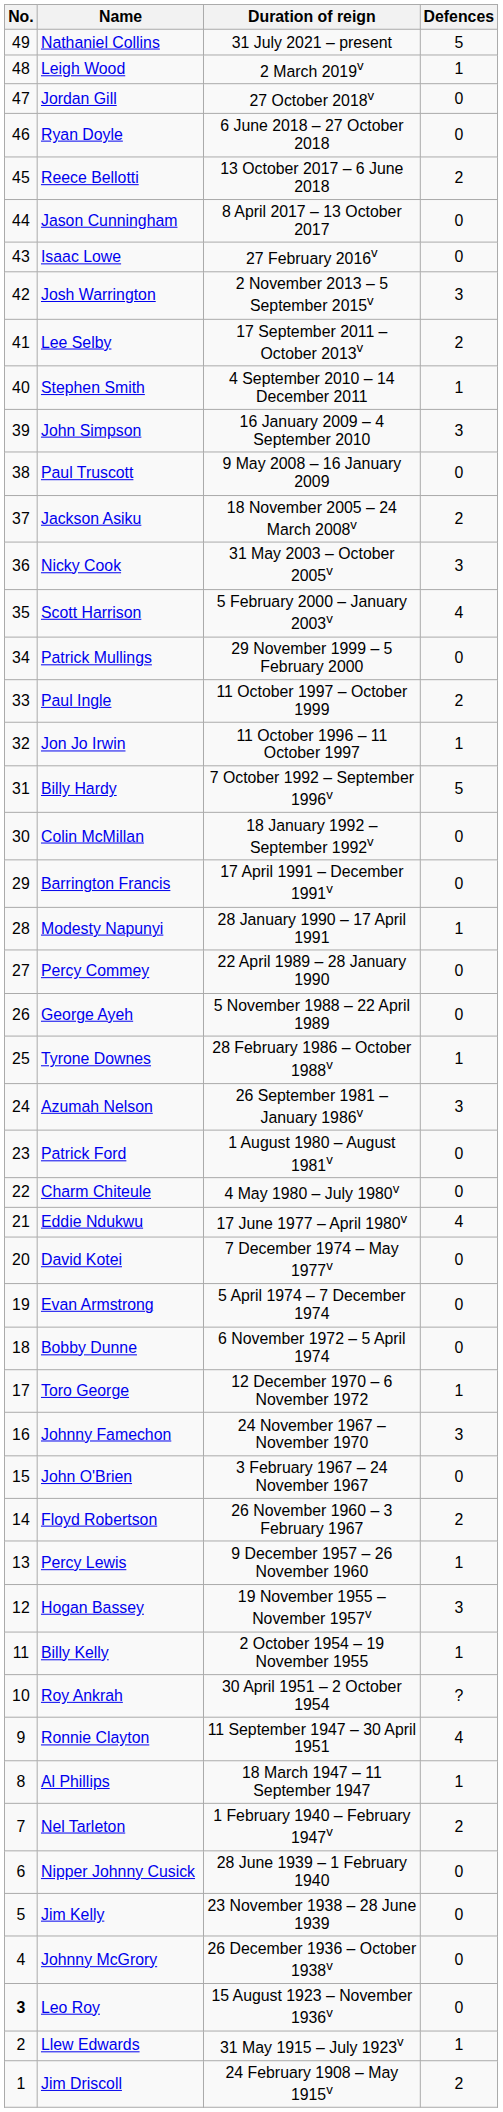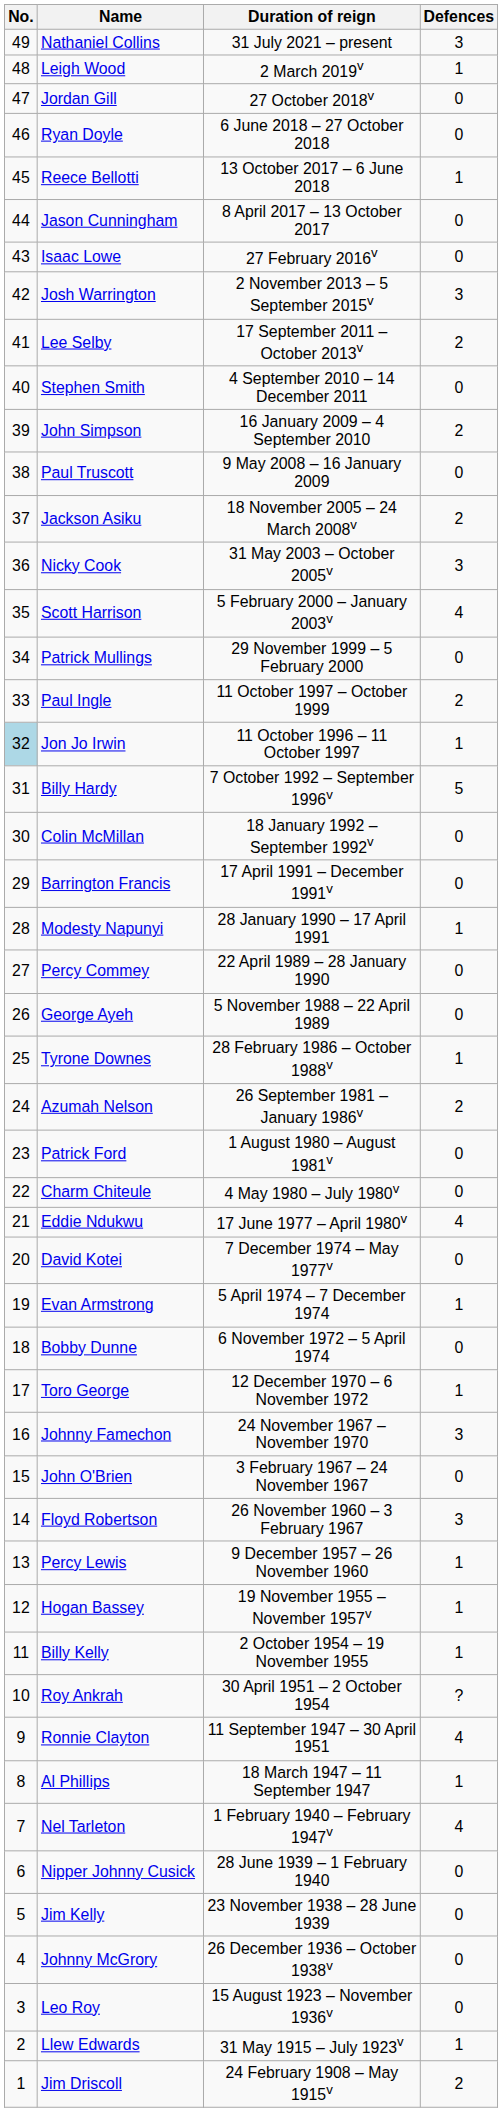(459, 42) 5 -> (459, 42) 3
(459, 177) 2 -> (459, 177) 1
(459, 387) 1 -> (459, 387) 0
(459, 430) 3 -> (459, 430) 2
(21, 744) no background -> (21, 744) lightblue background
(459, 1106) 3 -> (459, 1106) 2
(459, 1305) 0 -> (459, 1305) 1
(459, 1519) 2 -> (459, 1519) 3
(459, 1607) 3 -> (459, 1607) 1
(459, 1826) 2 -> (459, 1826) 4
(21, 2007) bold -> (21, 2007) normal
